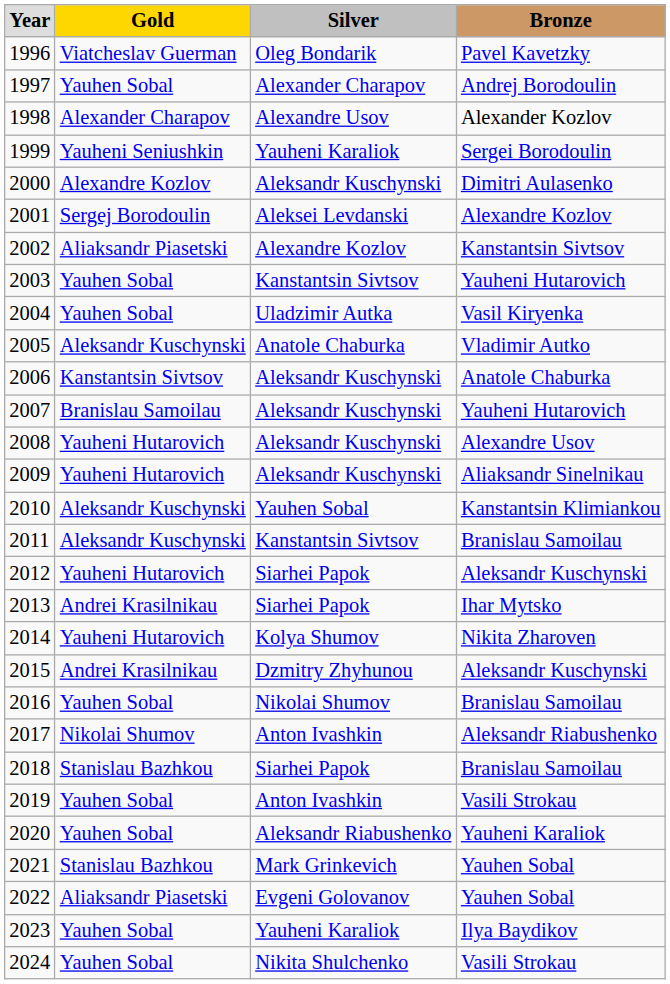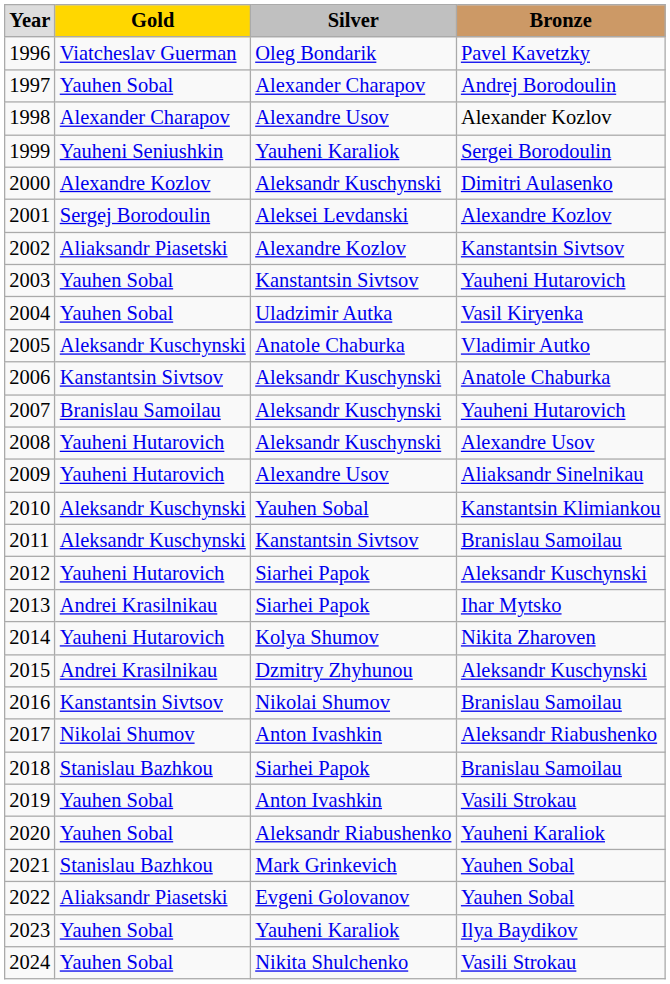(348, 475) Aleksandr Kuschynski -> (322, 475) Alexandre Usov
(116, 702) Yauhen Sobal -> (141, 702) Kanstantsin Sivtsov
